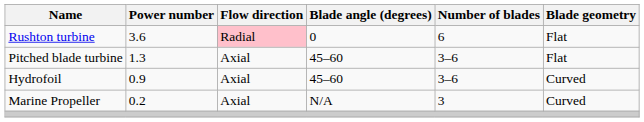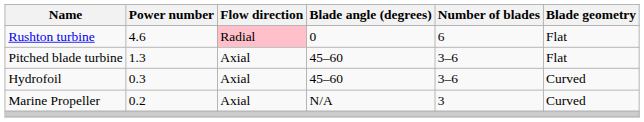(137, 36) 3.6 -> (137, 36) 4.6
(137, 79) 0.9 -> (137, 79) 0.3
